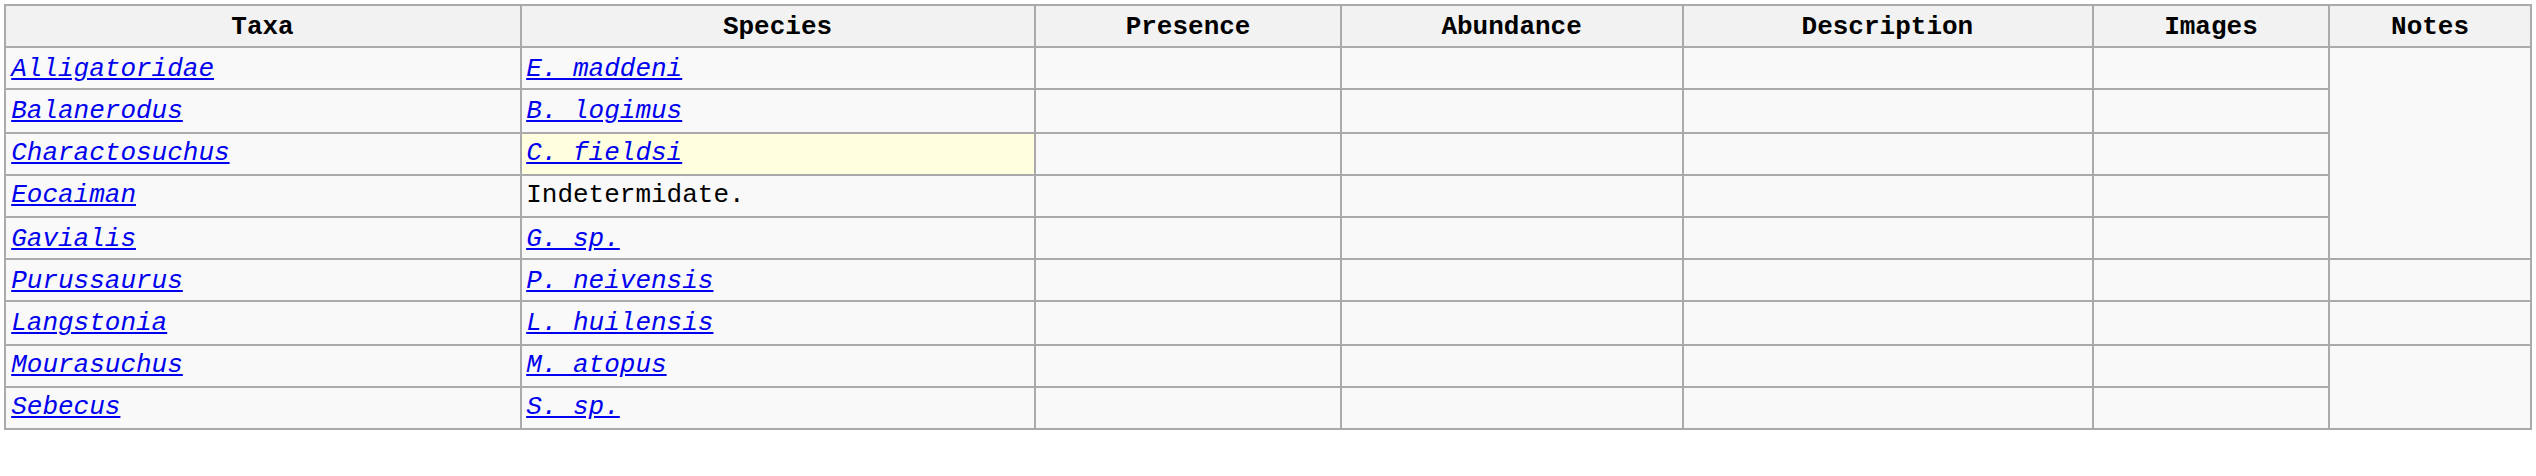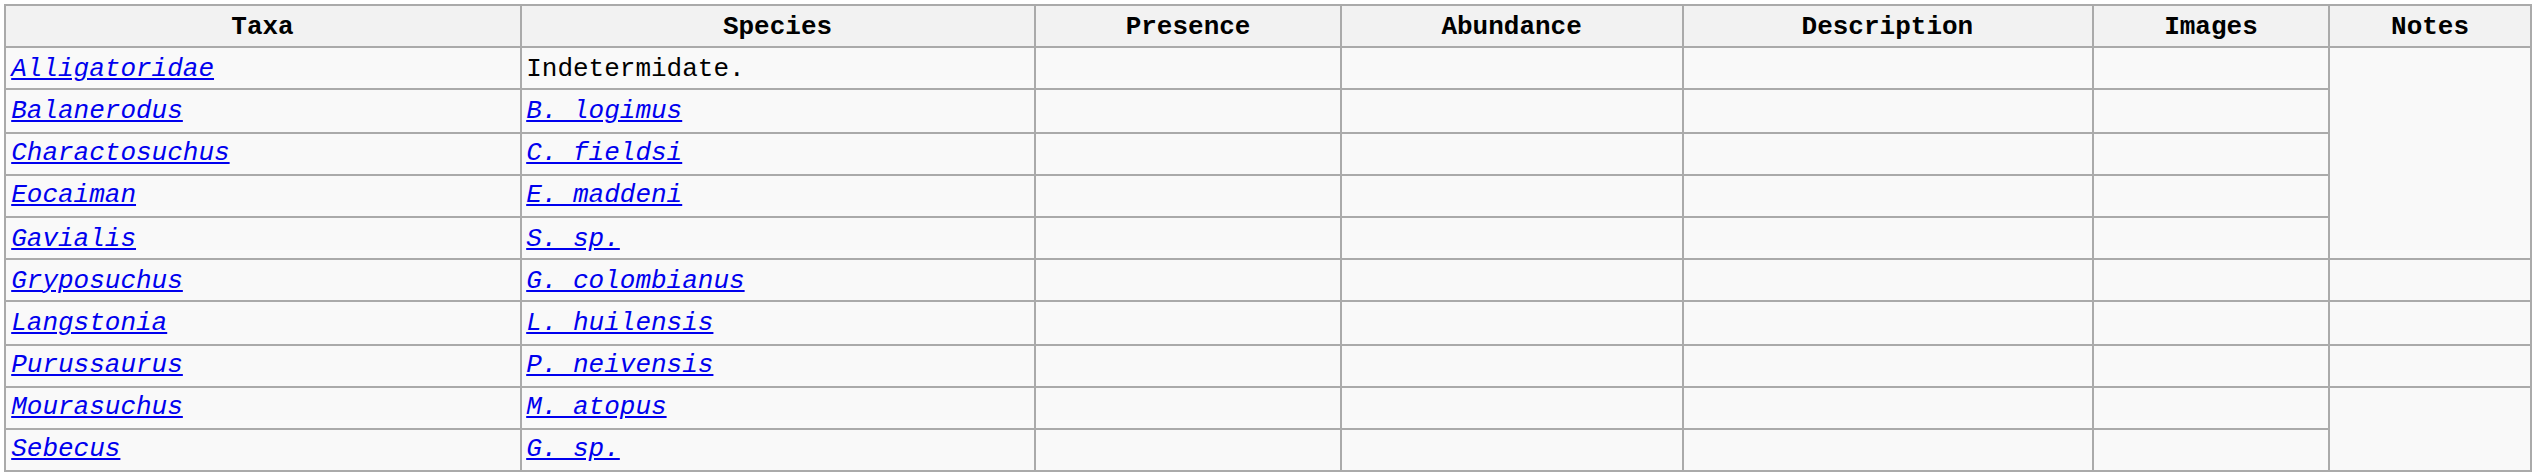(604, 69) E. maddeni -> (635, 69) Indetermidate.
(604, 153) lightyellow background -> (604, 153) no background
(635, 196) Indetermidate. -> (604, 196) E. maddeni
(573, 238) G. sp. -> (573, 238) S. sp.
+ row: (97, 280)
rows swapped: (89, 323) <-> (97, 280)
(573, 408) S. sp. -> (573, 450) G. sp.
